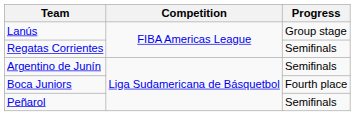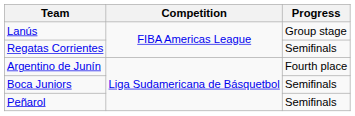(311, 66) Semifinals -> (316, 66) Fourth place
(316, 84) Fourth place -> (311, 84) Semifinals
